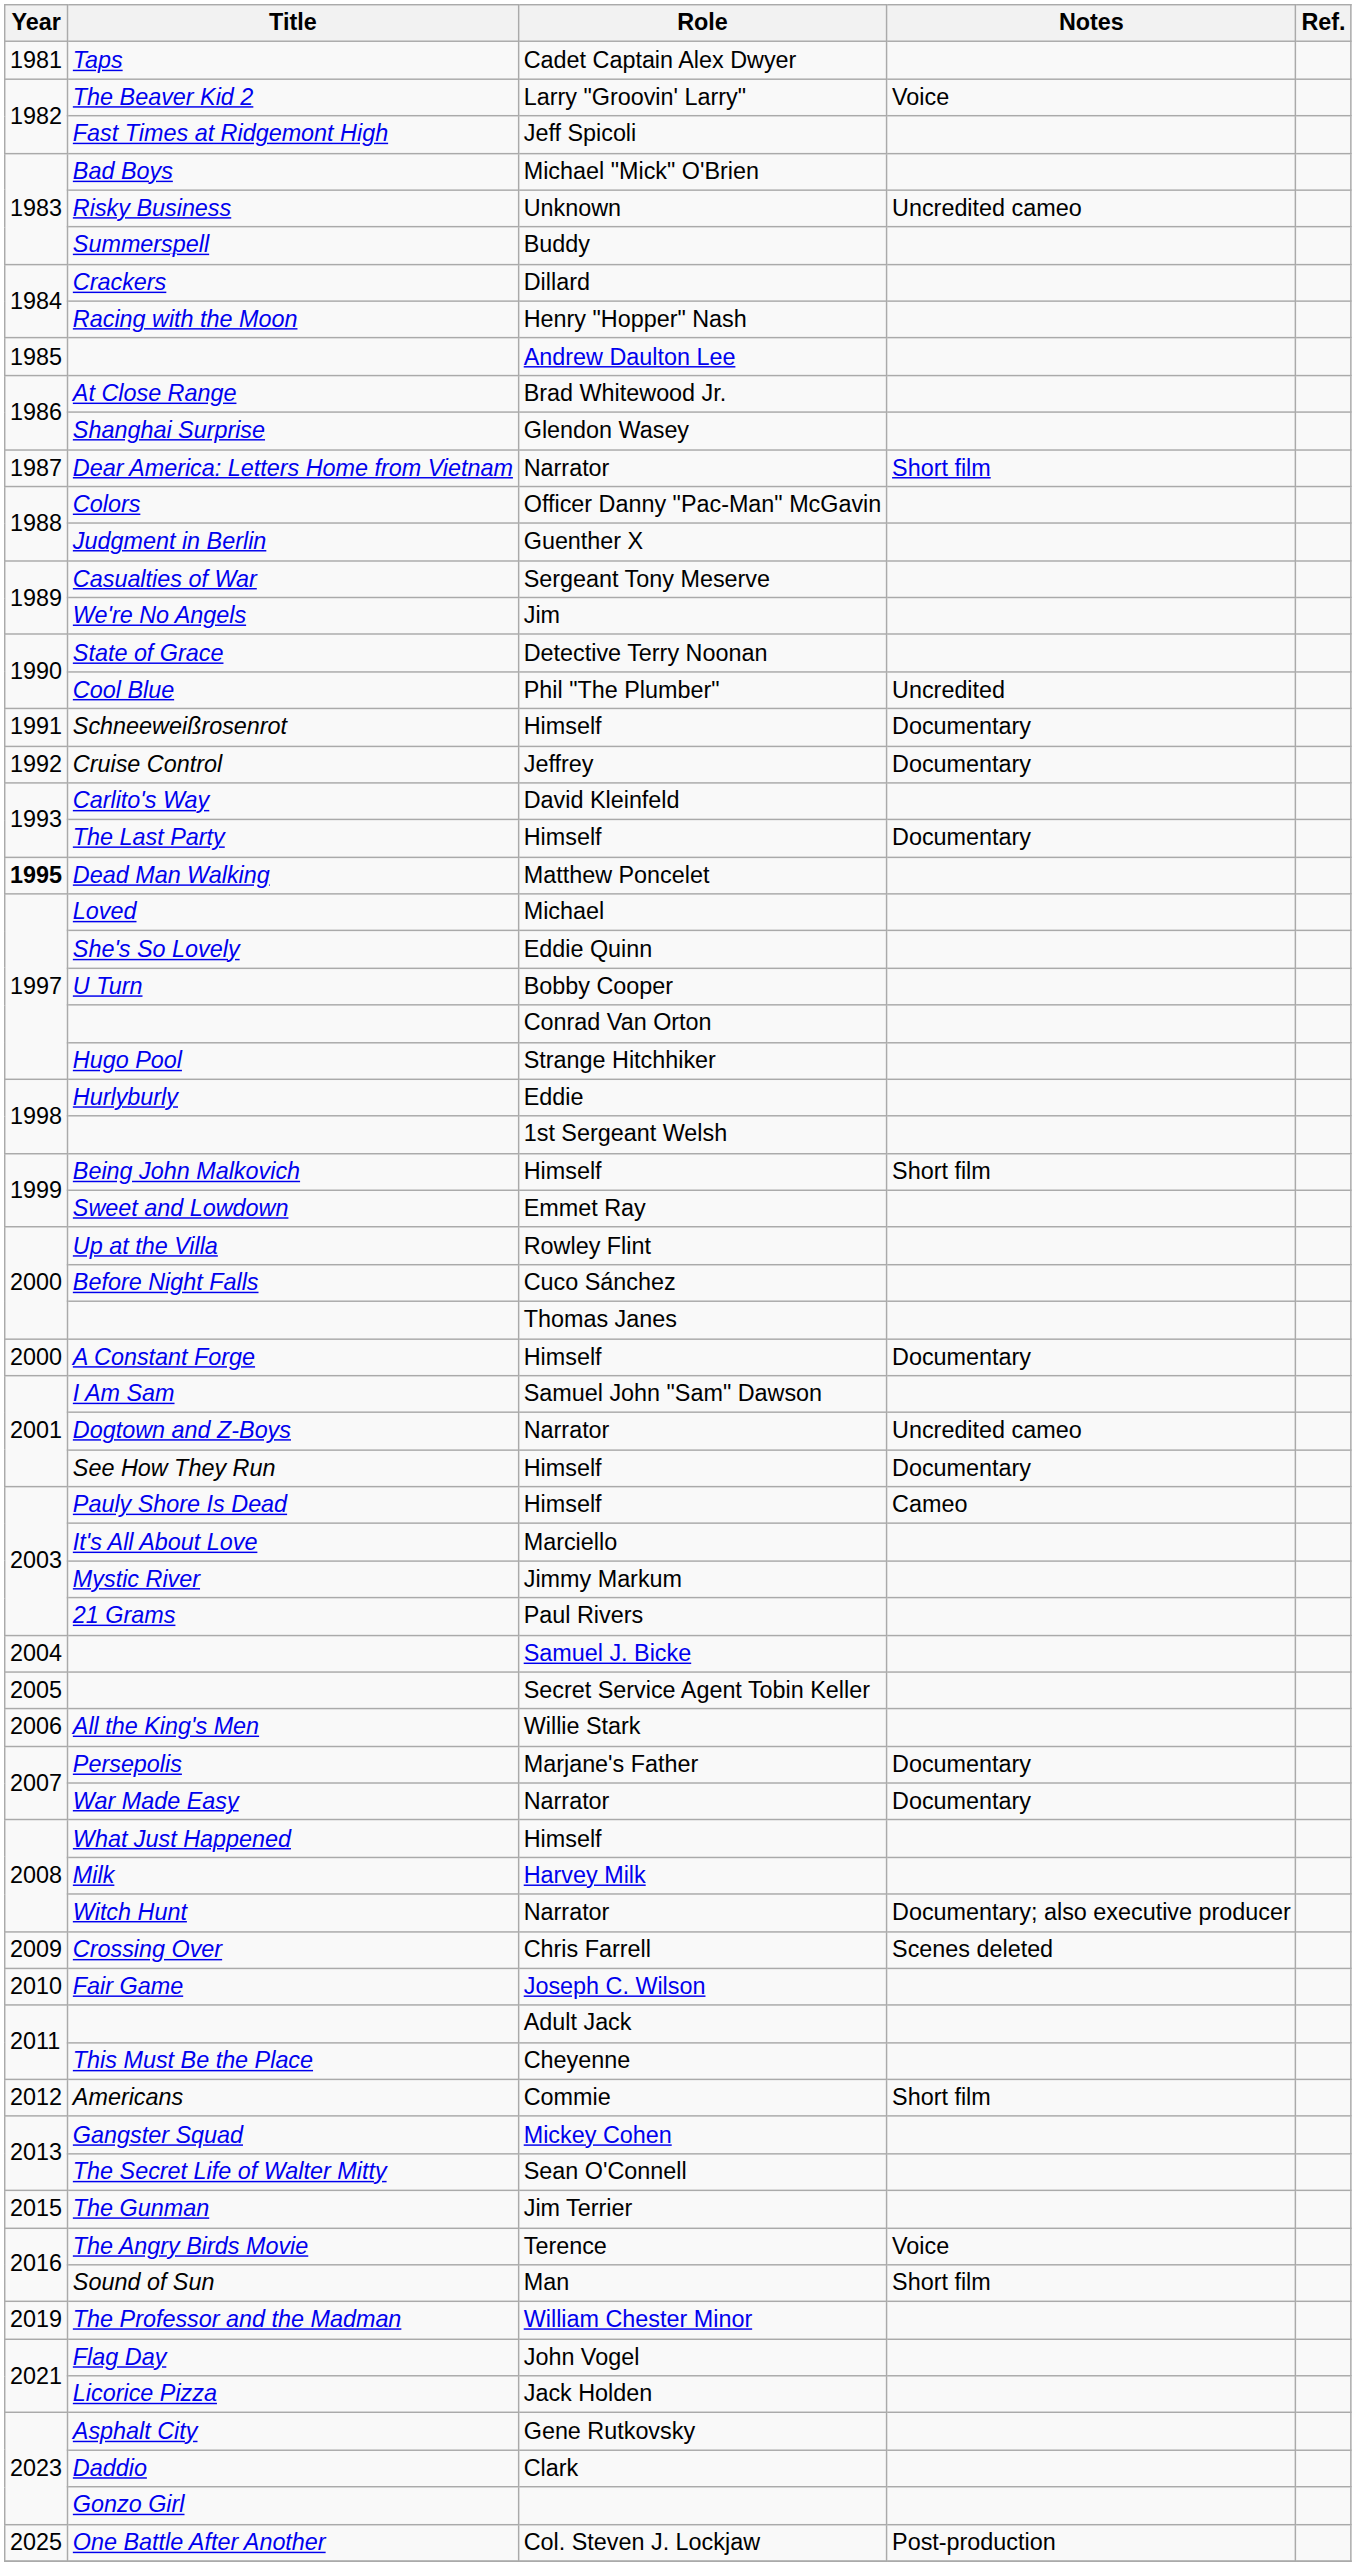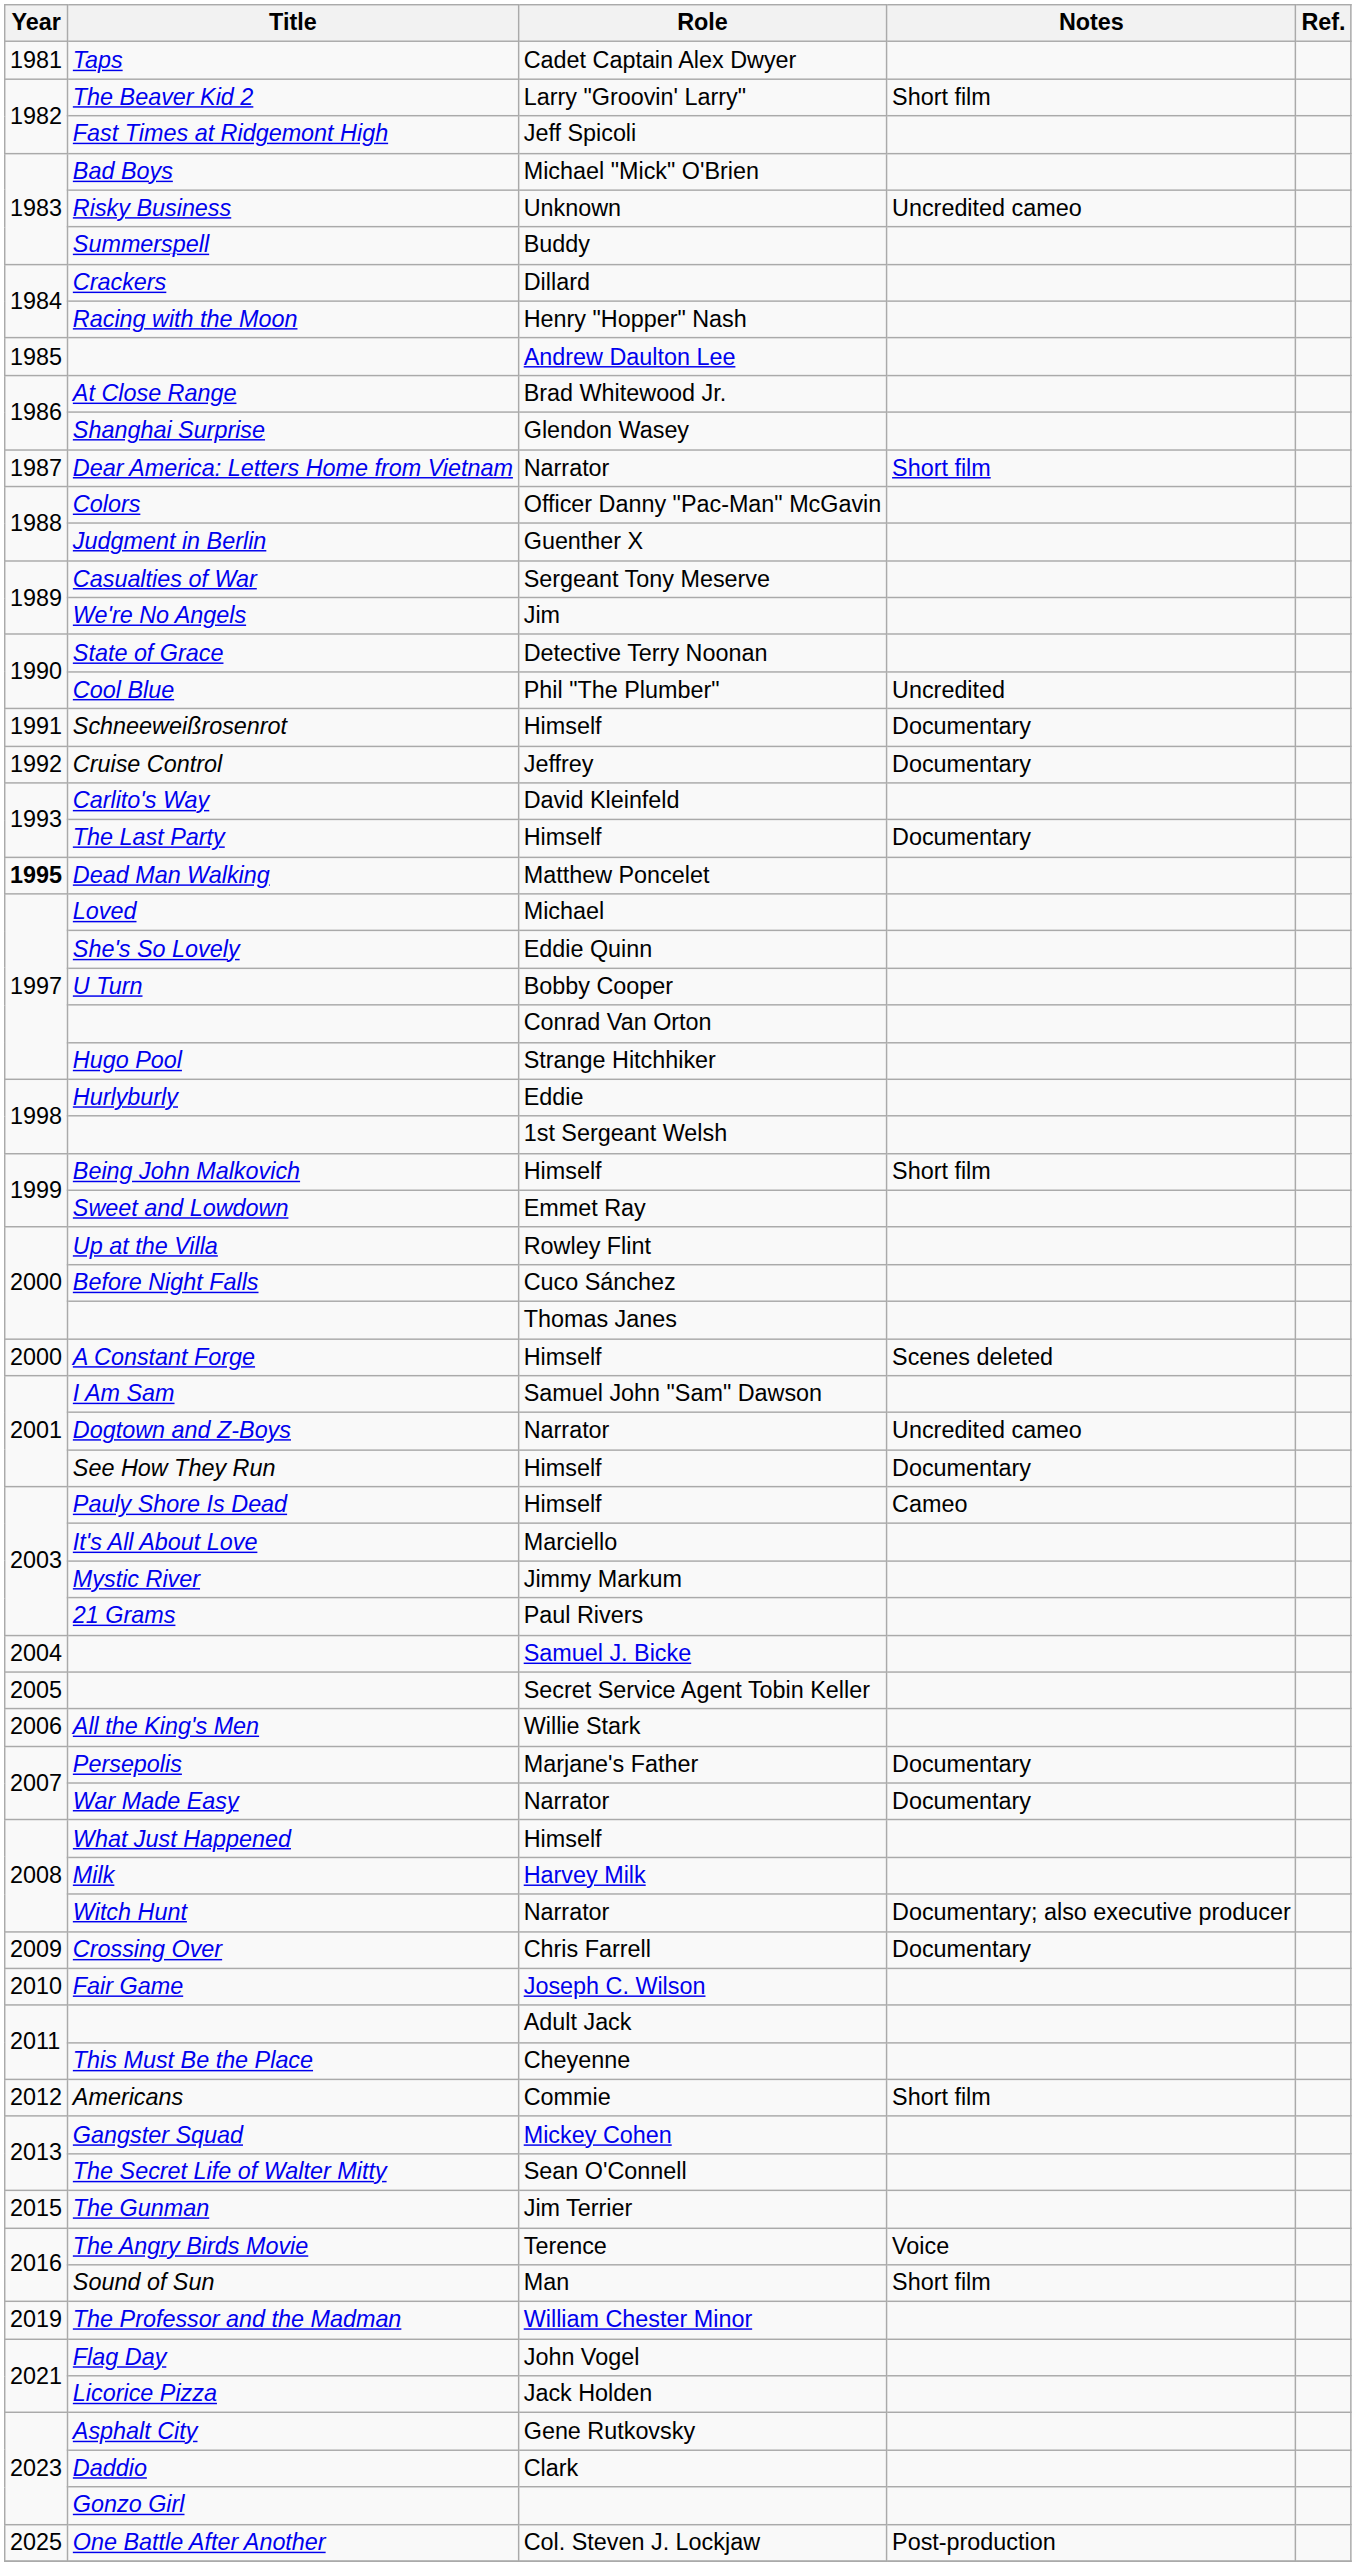(921, 97) Voice -> (941, 97) Short film
(962, 1356) Documentary -> (973, 1356) Scenes deleted
(973, 1949) Scenes deleted -> (962, 1949) Documentary
